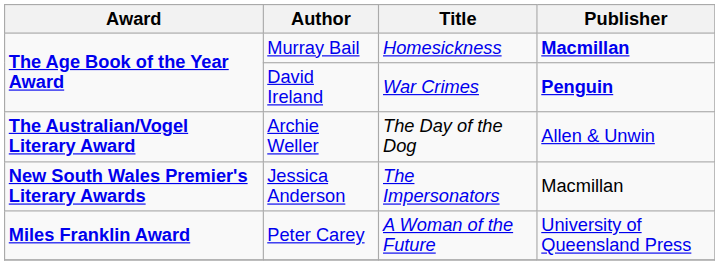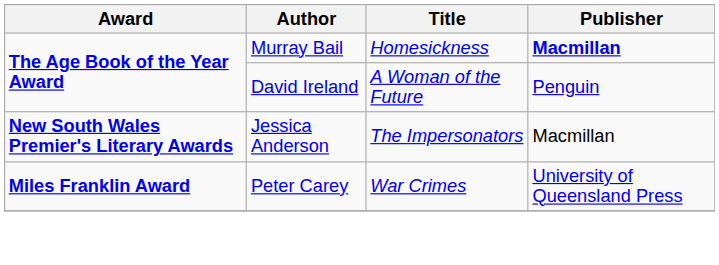(431, 87) War Crimes -> (435, 87) A Woman of the Future
(577, 87) bold -> (566, 87) normal
- row: (293, 136)
(448, 235) A Woman of the Future -> (418, 185) War Crimes
